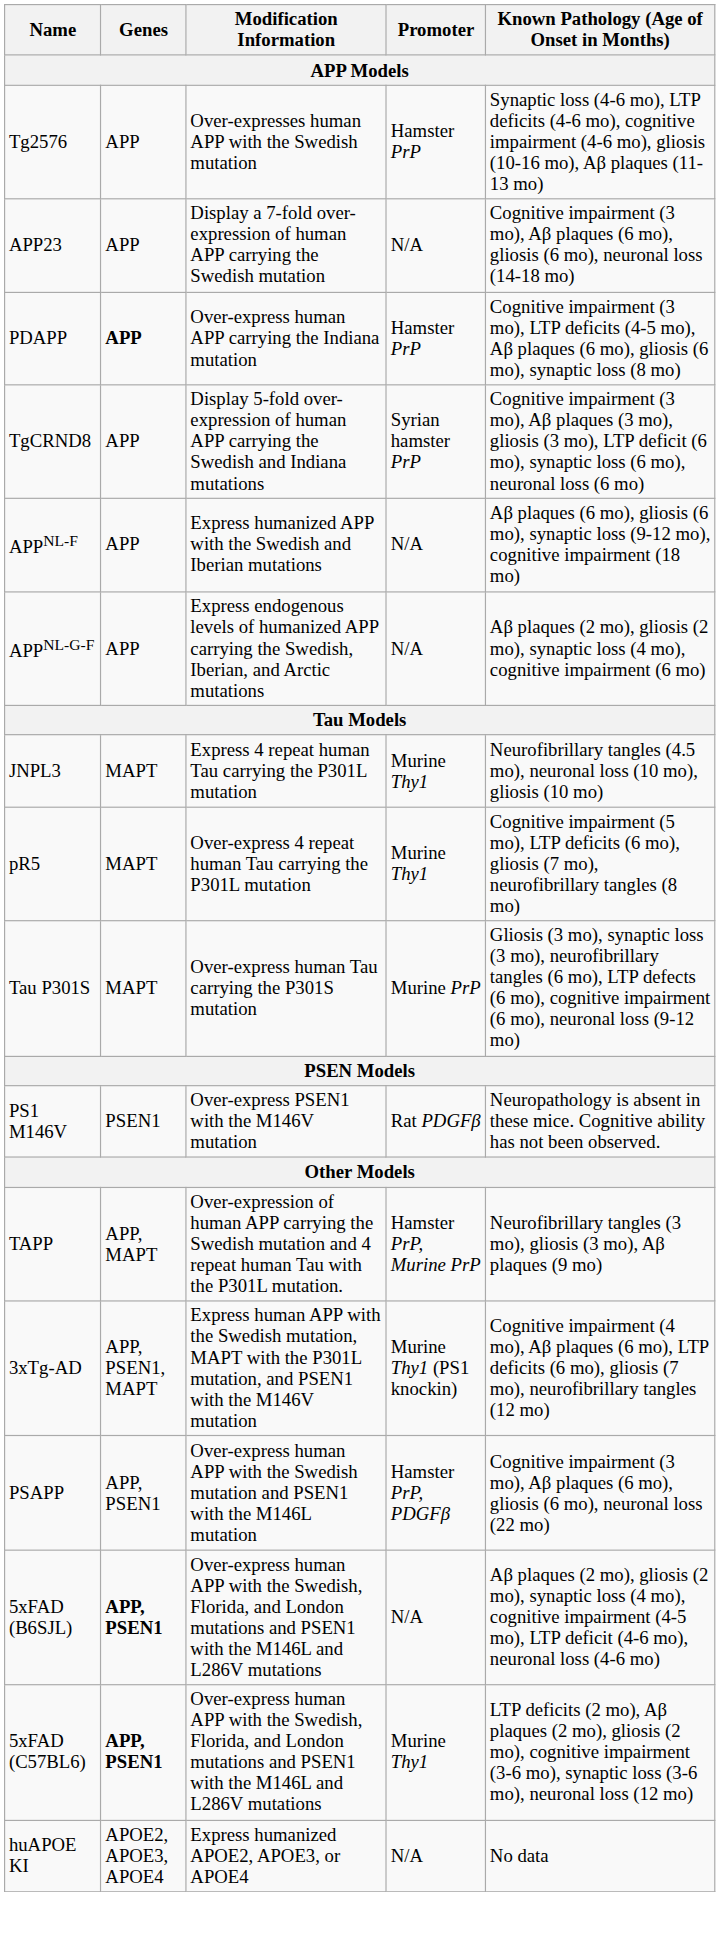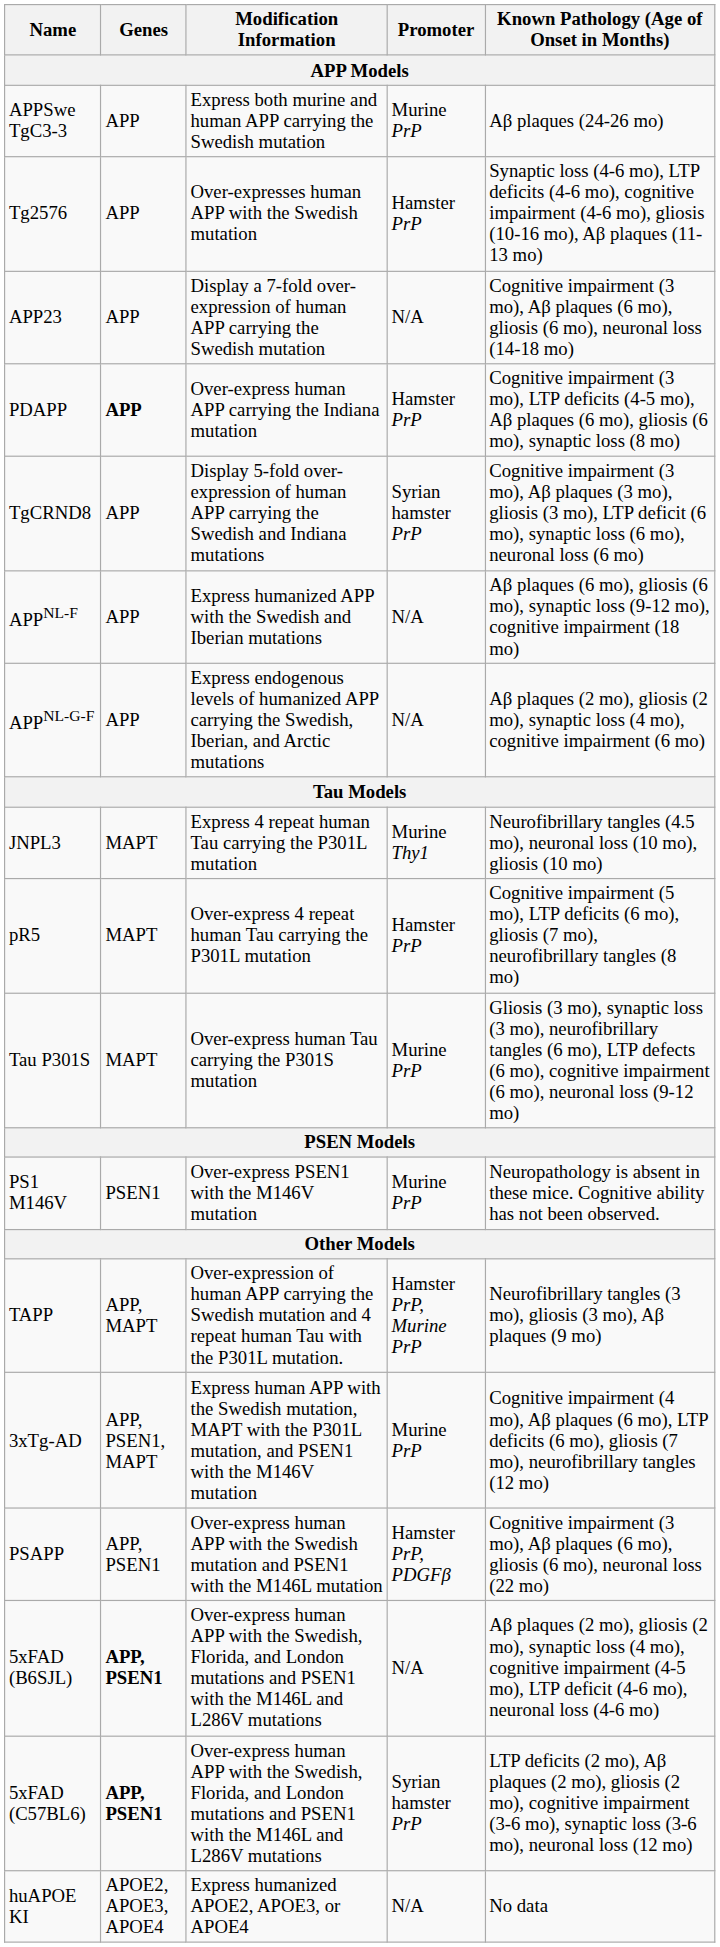+ row: (42, 120)
(418, 863) Murine Thy1 -> (423, 935) Hamster PrP
(436, 1121) Rat PDGFβ -> (419, 1193) Murine PrP
(430, 1368) Murine Thy1 (PS1 knockin) -> (419, 1440) Murine PrP
(418, 1752) Murine Thy1 -> (421, 1803) Syrian hamster PrP
